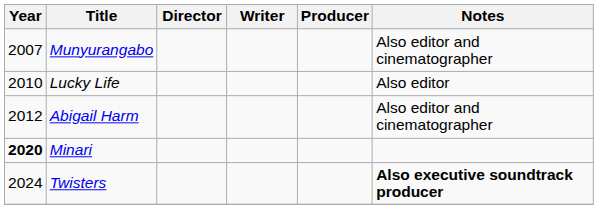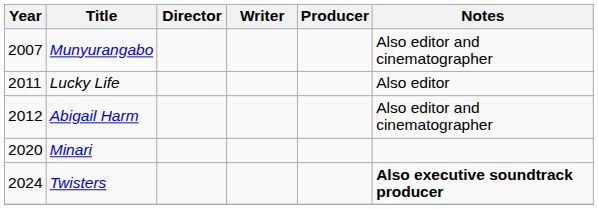(25, 83) 2010 -> (25, 83) 2011
(25, 150) bold -> (25, 150) normal
